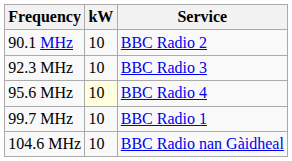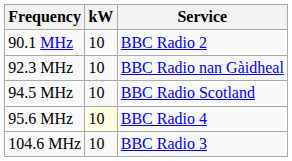(164, 67) BBC Radio 3 -> (202, 67) BBC Radio nan Gàidheal
+ row: (41, 93)
- row: (41, 118)
(202, 144) BBC Radio nan Gàidheal -> (164, 144) BBC Radio 3
